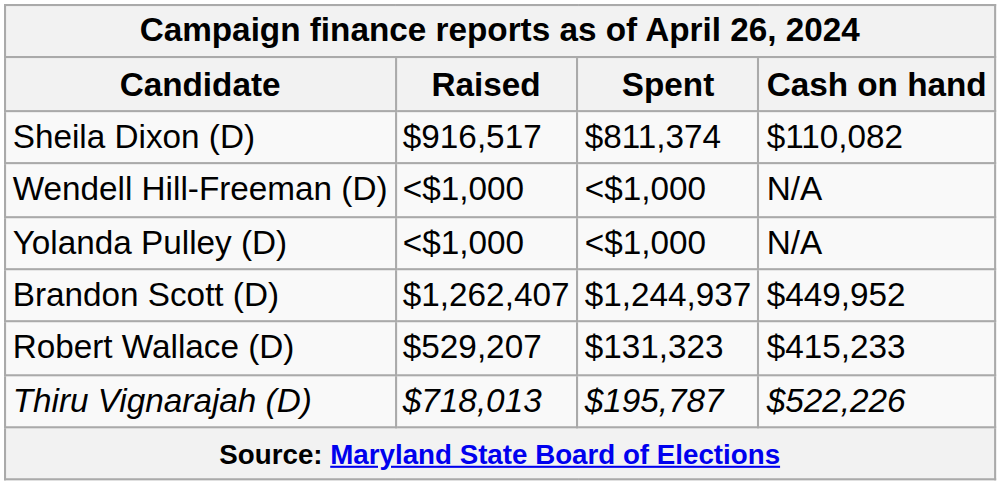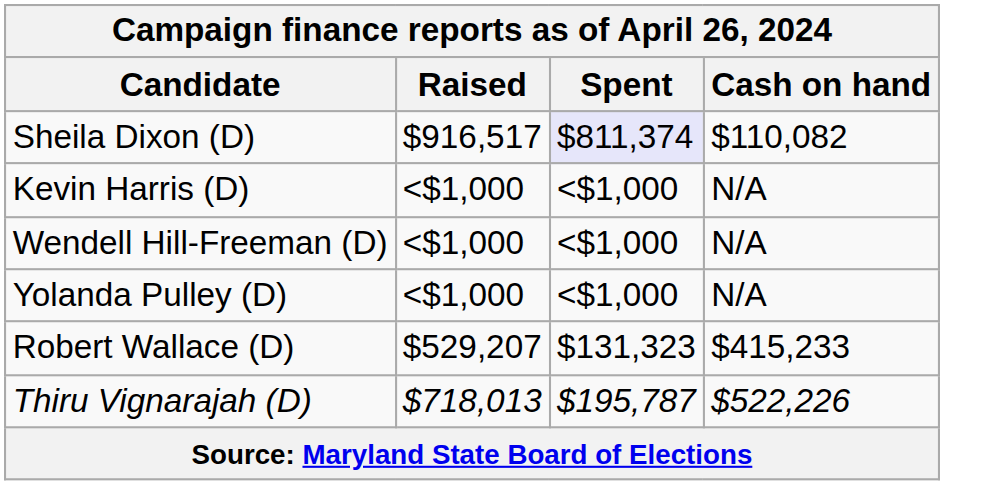(653, 136) no background -> (625, 136) lavender background
+ row: (131, 189)
- row: (146, 294)
